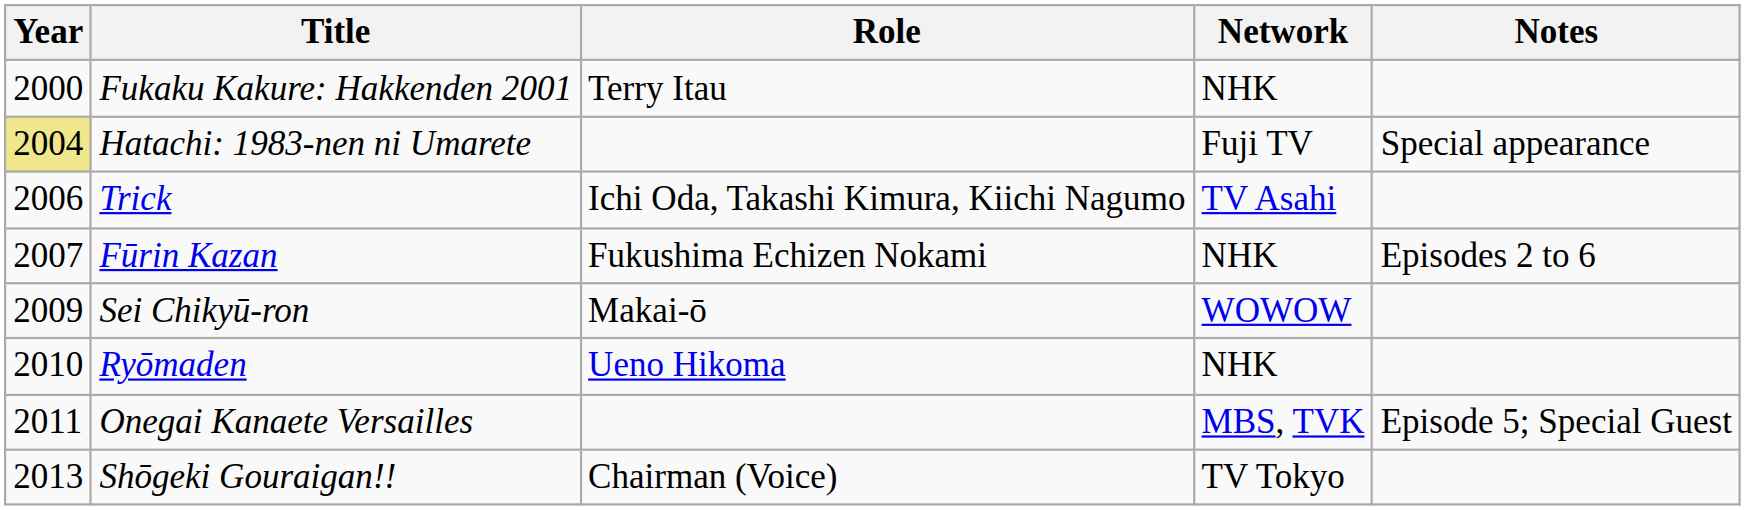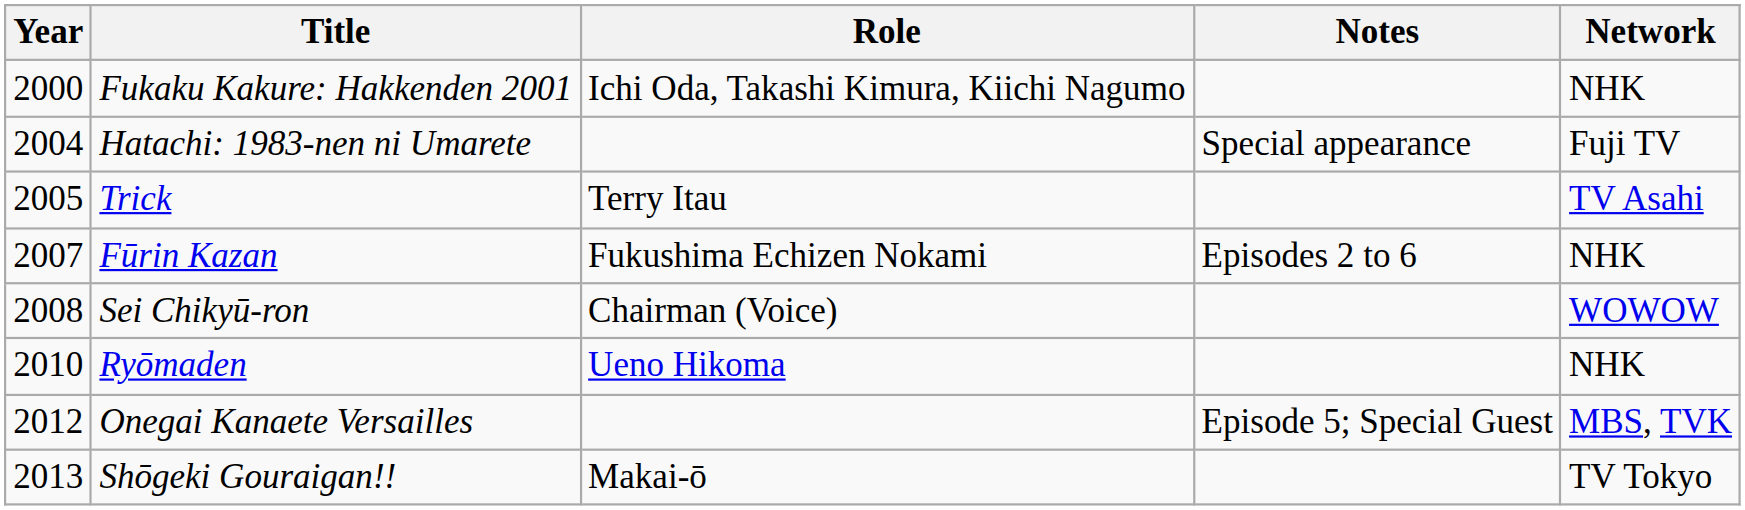columns swapped: (1283, 32) <-> (1556, 32)
(657, 87) Terry Itau -> (887, 87) Ichi Oda, Takashi Kimura, Kiichi Nagumo
(48, 143) khaki background -> (48, 143) no background
(48, 198) 2006 -> (48, 198) 2005
(887, 198) Ichi Oda, Takashi Kimura, Kiichi Nagumo -> (657, 198) Terry Itau
(48, 310) 2009 -> (48, 310) 2008
(647, 310) Makai-ō -> (713, 310) Chairman (Voice)
(48, 421) 2011 -> (48, 421) 2012
(713, 476) Chairman (Voice) -> (647, 476) Makai-ō
